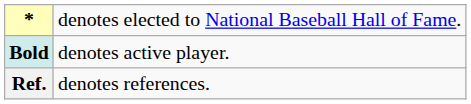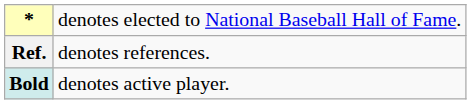rows swapped: (29, 51) <-> (29, 83)
